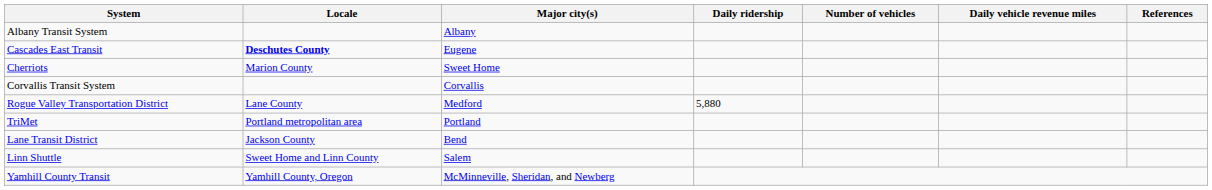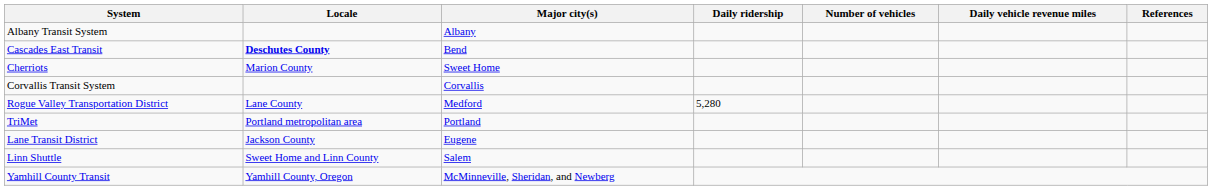(460, 50) Eugene -> (455, 50) Bend
(708, 104) 5,880 -> (708, 104) 5,280
(455, 140) Bend -> (460, 140) Eugene
